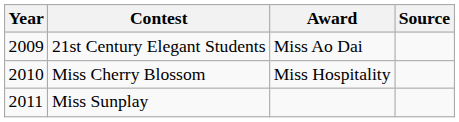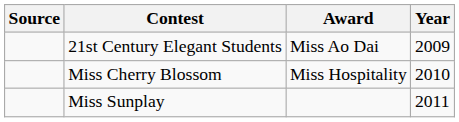columns swapped: (26, 18) <-> (424, 18)
